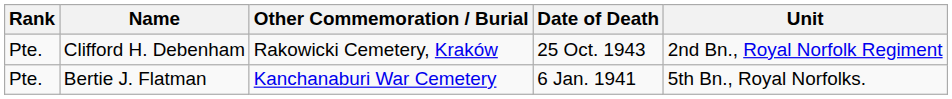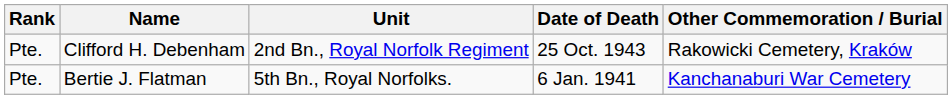columns swapped: (805, 19) <-> (391, 19)
